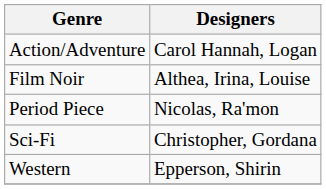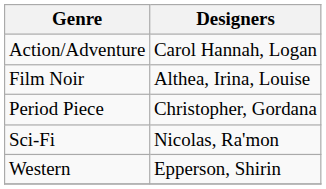(217, 109) Nicolas, Ra'mon -> (235, 109) Christopher, Gordana
(235, 139) Christopher, Gordana -> (217, 139) Nicolas, Ra'mon
